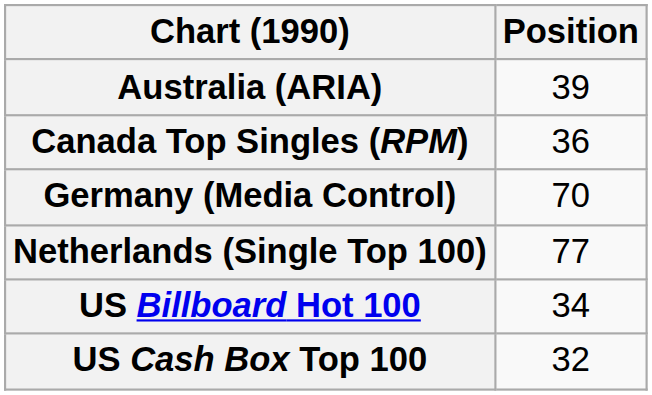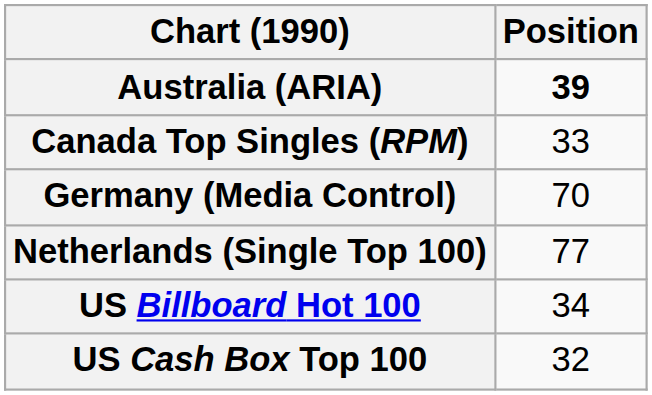(571, 86) normal -> (571, 86) bold
(571, 141) 36 -> (571, 141) 33
